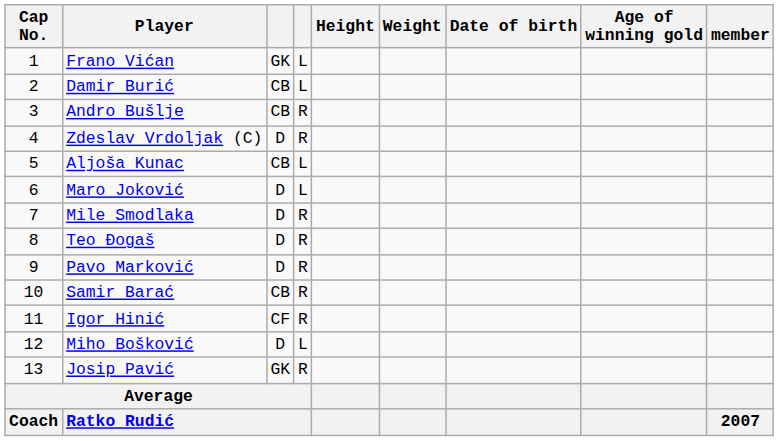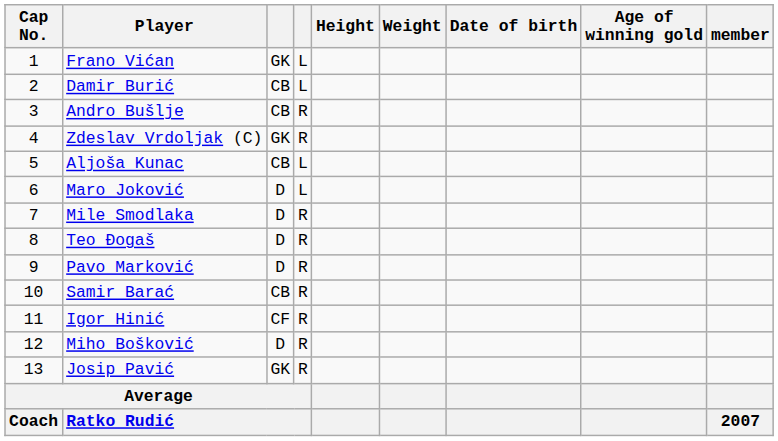(280, 138) D -> (280, 138) GK
(303, 345) L -> (303, 345) R
